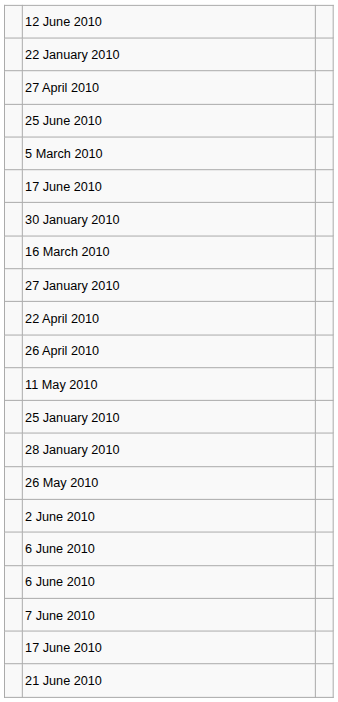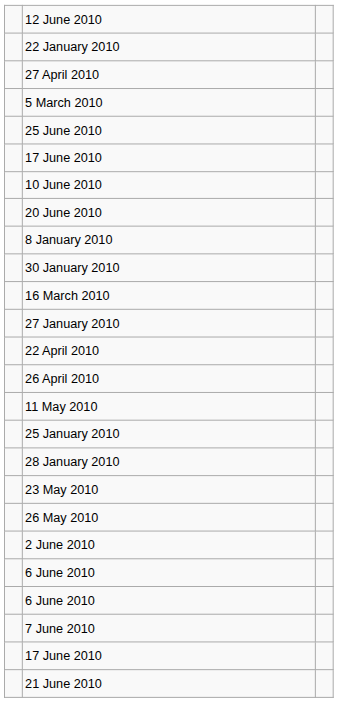rows swapped: (13, 153) <-> (13, 120)
+ row: (13, 185)
+ row: (13, 213)
+ row: (13, 240)
+ row: (13, 489)
